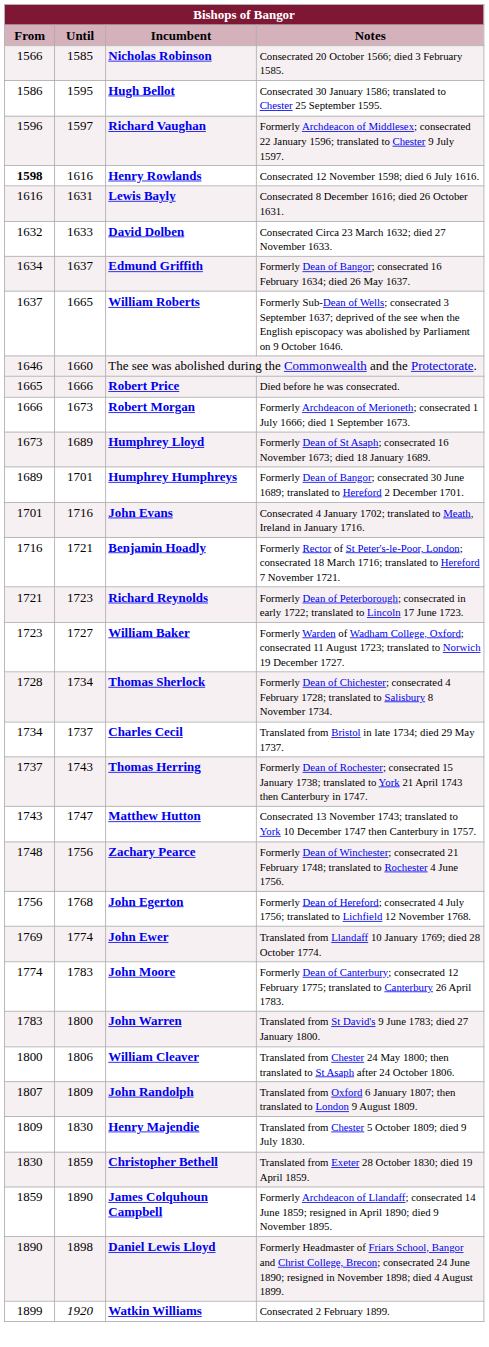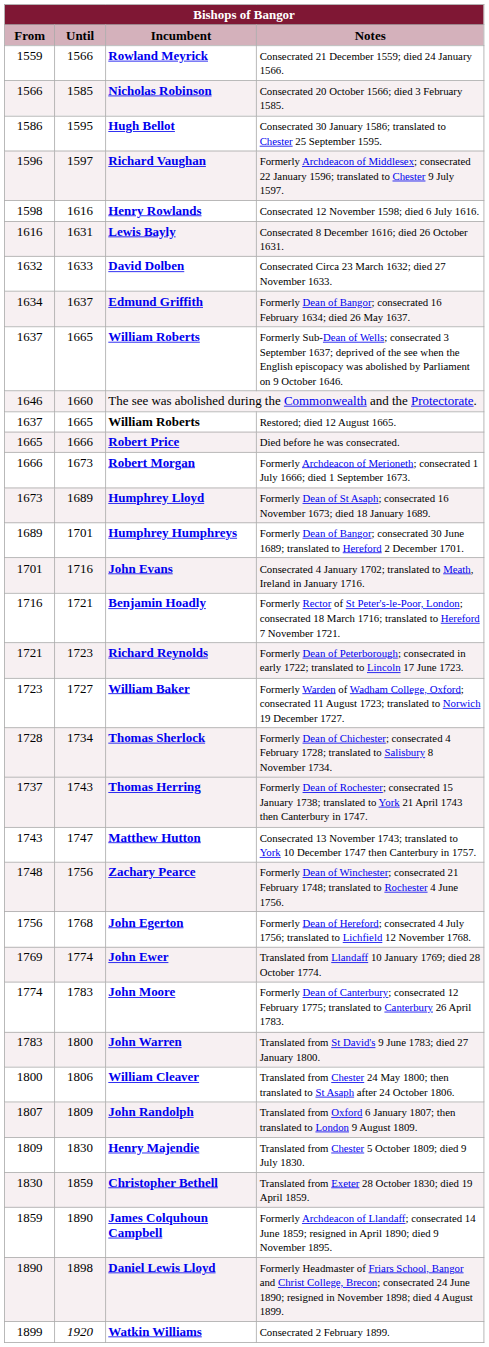+ row: (366, 63)
(30, 175) bold -> (30, 210) normal
+ row: (328, 422)
- row: (367, 740)
